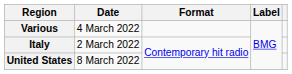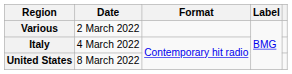(108, 28) 4 March 2022 -> (108, 28) 2 March 2022
(108, 45) 2 March 2022 -> (108, 45) 4 March 2022
